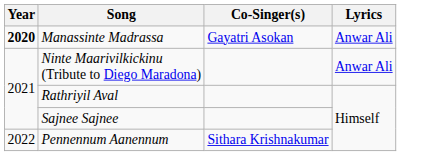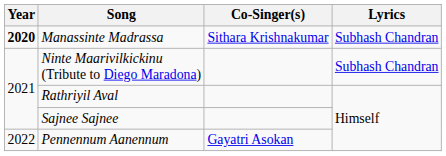(250, 37) Gayatri Asokan -> (268, 37) Sithara Krishnakumar
(364, 37) Anwar Ali -> (387, 37) Subhash Chandran
(364, 66) Anwar Ali -> (387, 66) Subhash Chandran
(268, 140) Sithara Krishnakumar -> (250, 140) Gayatri Asokan
